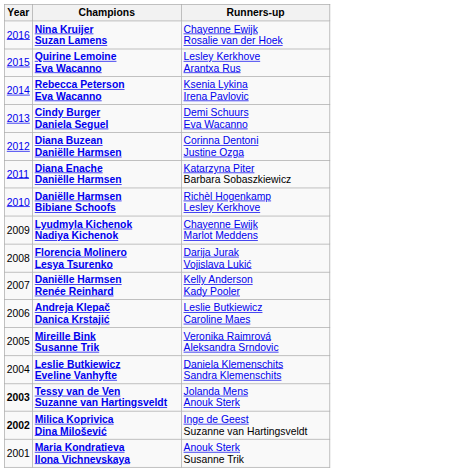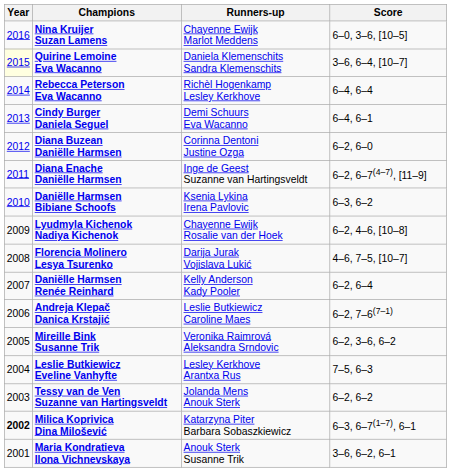+ column: (388, 13)
(233, 35) Chayenne Ewijk Rosalie van der Hoek -> (221, 35) Chayenne Ewijk Marlot Meddens
(18, 63) no background -> (18, 63) lightyellow background
(222, 63) Lesley Kerkhove Arantxa Rus -> (233, 63) Daniela Klemenschits Sandra Klemenschits
(216, 91) Ksenia Lykina Irena Pavlovic -> (227, 91) Richèl Hogenkamp Lesley Kerkhove
(237, 175) Katarzyna Piter Barbara Sobaszkiewicz -> (245, 175) Inge de Geest Suzanne van Hartingsveldt
(227, 202) Richèl Hogenkamp Lesley Kerkhove -> (216, 202) Ksenia Lykina Irena Pavlovic
(221, 230) Chayenne Ewijk Marlot Meddens -> (233, 230) Chayenne Ewijk Rosalie van der Hoek
(233, 370) Daniela Klemenschits Sandra Klemenschits -> (222, 370) Lesley Kerkhove Arantxa Rus
(18, 398) bold -> (18, 398) normal
(245, 426) Inge de Geest Suzanne van Hartingsveldt -> (237, 426) Katarzyna Piter Barbara Sobaszkiewicz
